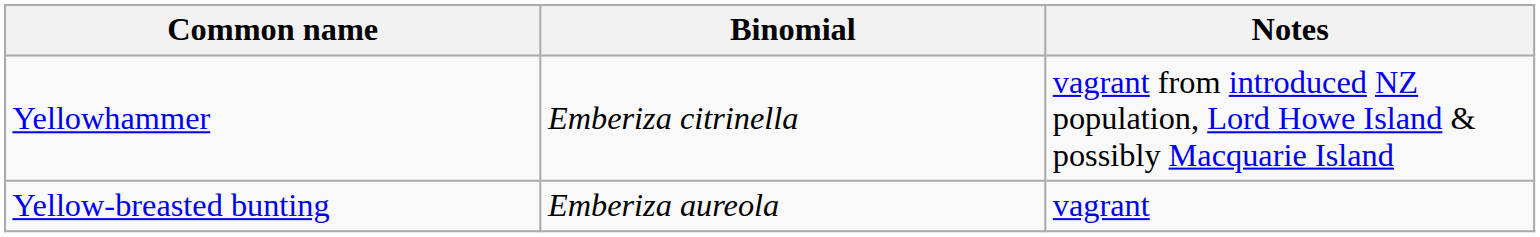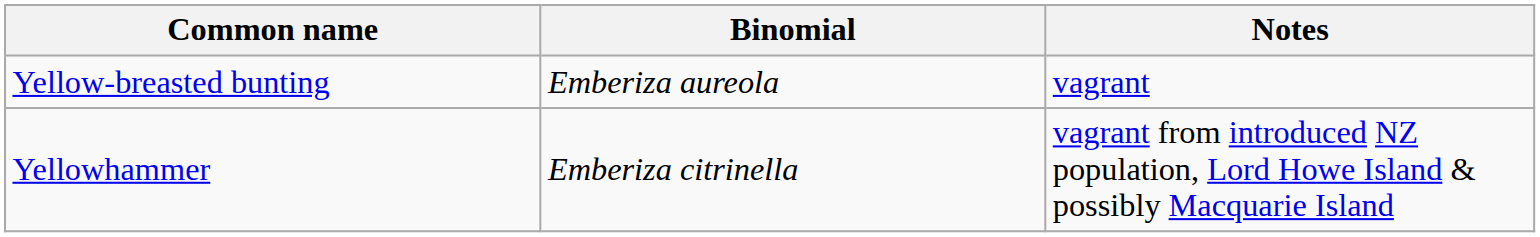rows swapped: (111, 117) <-> (171, 205)
